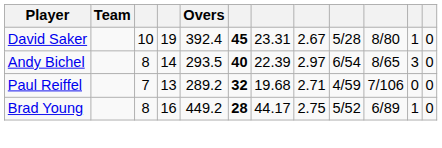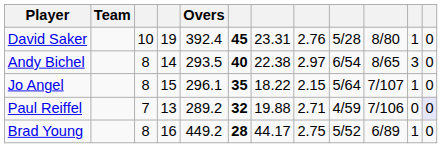(312, 39) 2.67 -> (312, 39) 2.76
(272, 62) 22.39 -> (272, 62) 22.38
+ row: (36, 85)
(272, 85) 19.68 -> (272, 108) 19.88
(429, 85) no background -> (429, 108) lavender background
